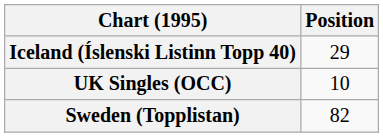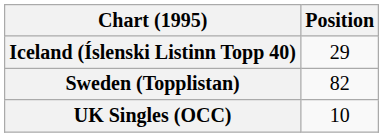rows swapped: (153, 115) <-> (153, 83)
